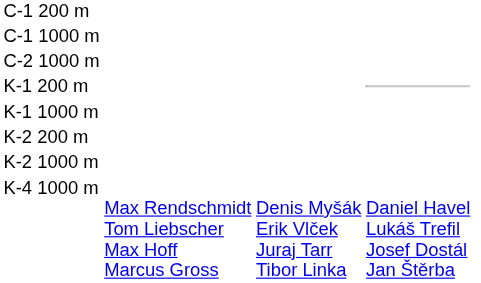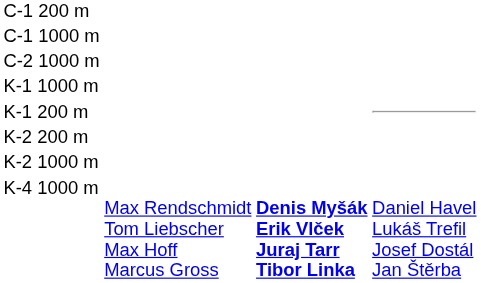rows swapped: (46, 86) <-> (51, 111)
(309, 239) normal -> (312, 239) bold
